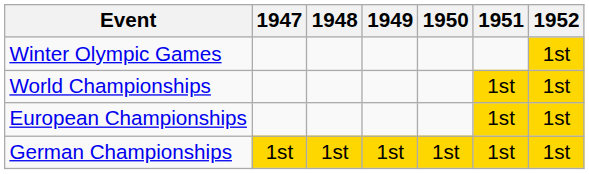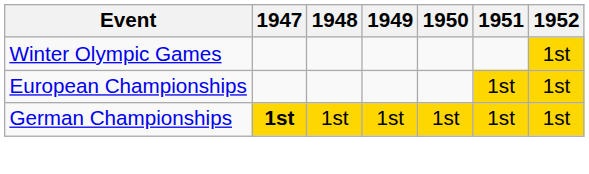- row: (110, 86)
(279, 151) normal -> (279, 119) bold
